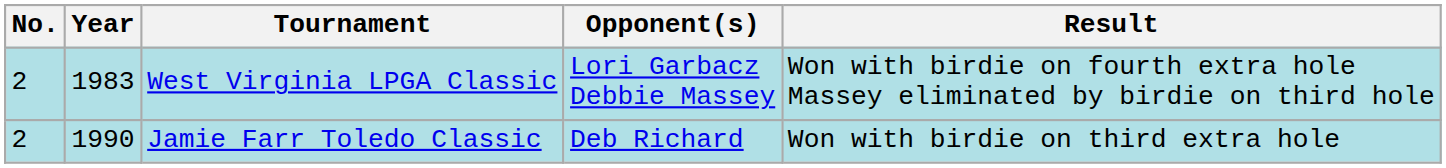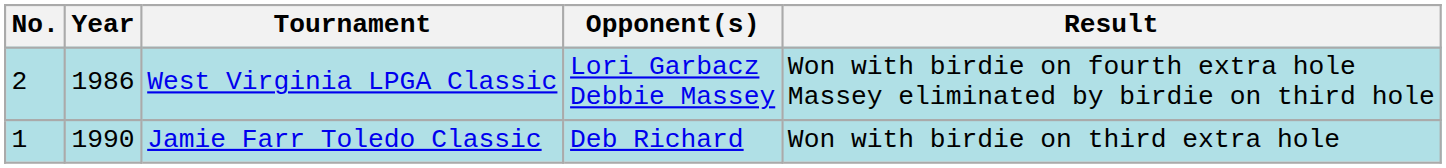(103, 84) 1983 -> (103, 84) 1986
(19, 141) 2 -> (19, 141) 1
